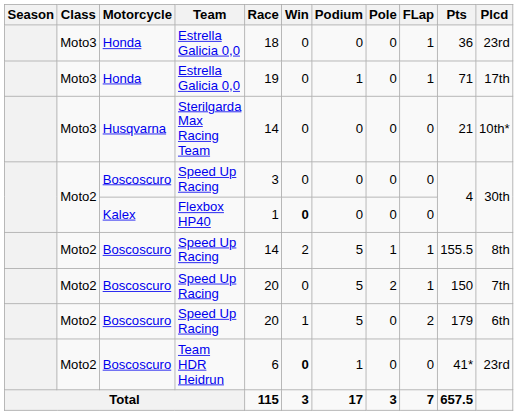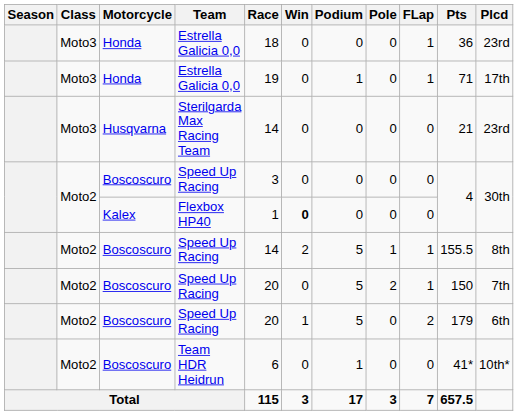(494, 128) 10th* -> (497, 128) 23rd
(305, 364) bold -> (305, 364) normal
(497, 364) 23rd -> (494, 364) 10th*
